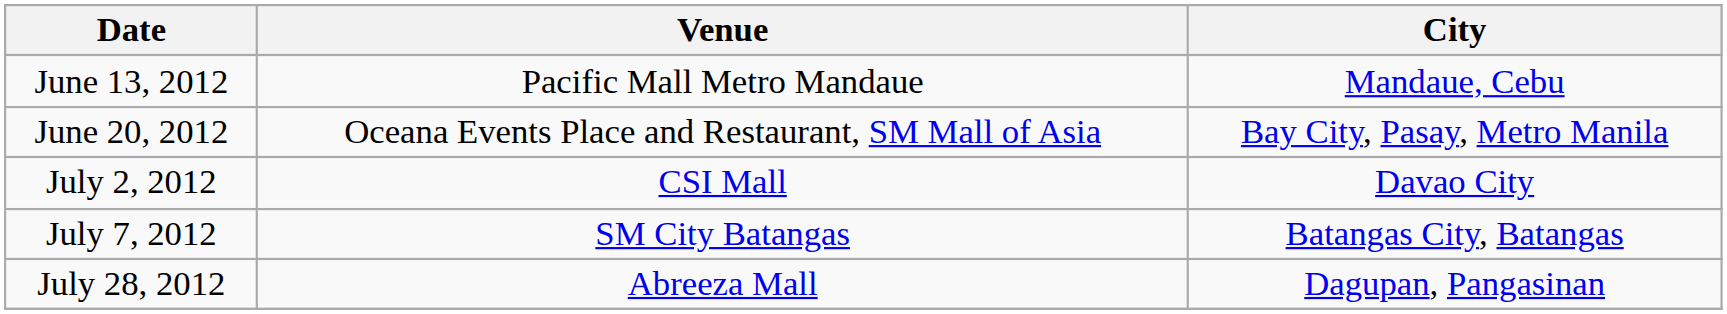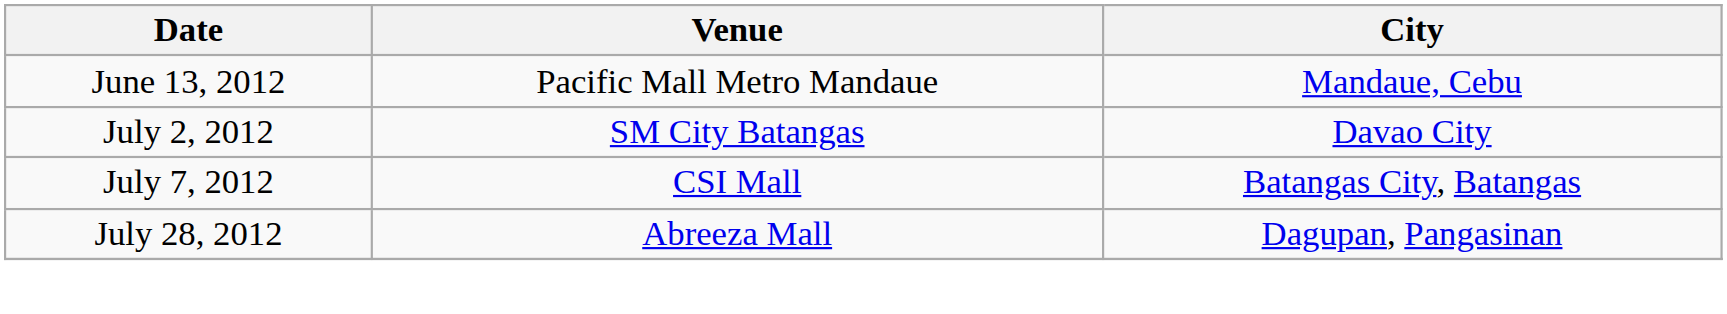- row: (131, 131)
(723, 182) CSI Mall -> (737, 131) SM City Batangas
(723, 232) SM City Batangas -> (737, 182) CSI Mall
